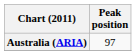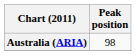(110, 42) 97 -> (110, 42) 98
